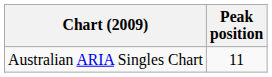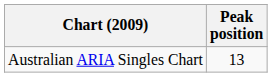(237, 59) 11 -> (237, 59) 13
